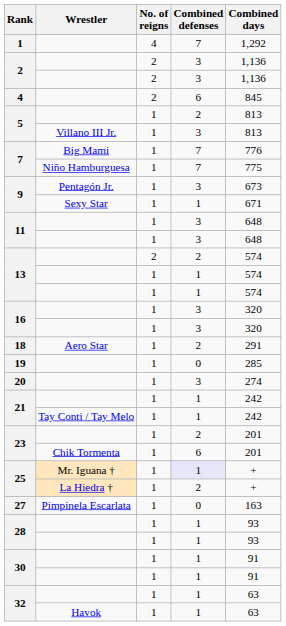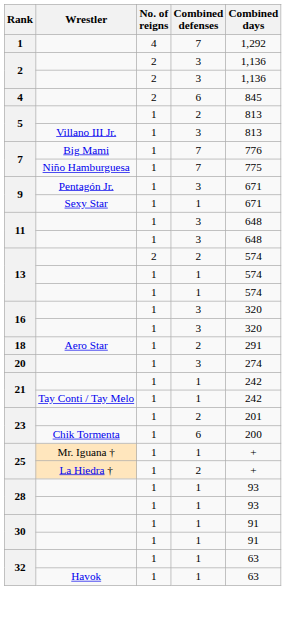(253, 185) 673 -> (253, 185) 671
- row: (20, 363)
(253, 452) 201 -> (253, 434) 200
(198, 470) lavender background -> (198, 452) no background
- row: (20, 505)
